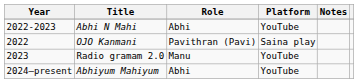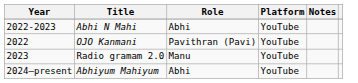(288, 41) Saina play -> (280, 41) YouTube
